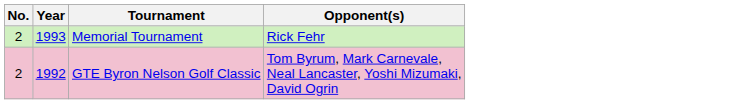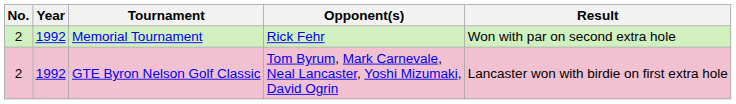+ column: (598, 15)
(51, 37) 1993 -> (51, 37) 1992
